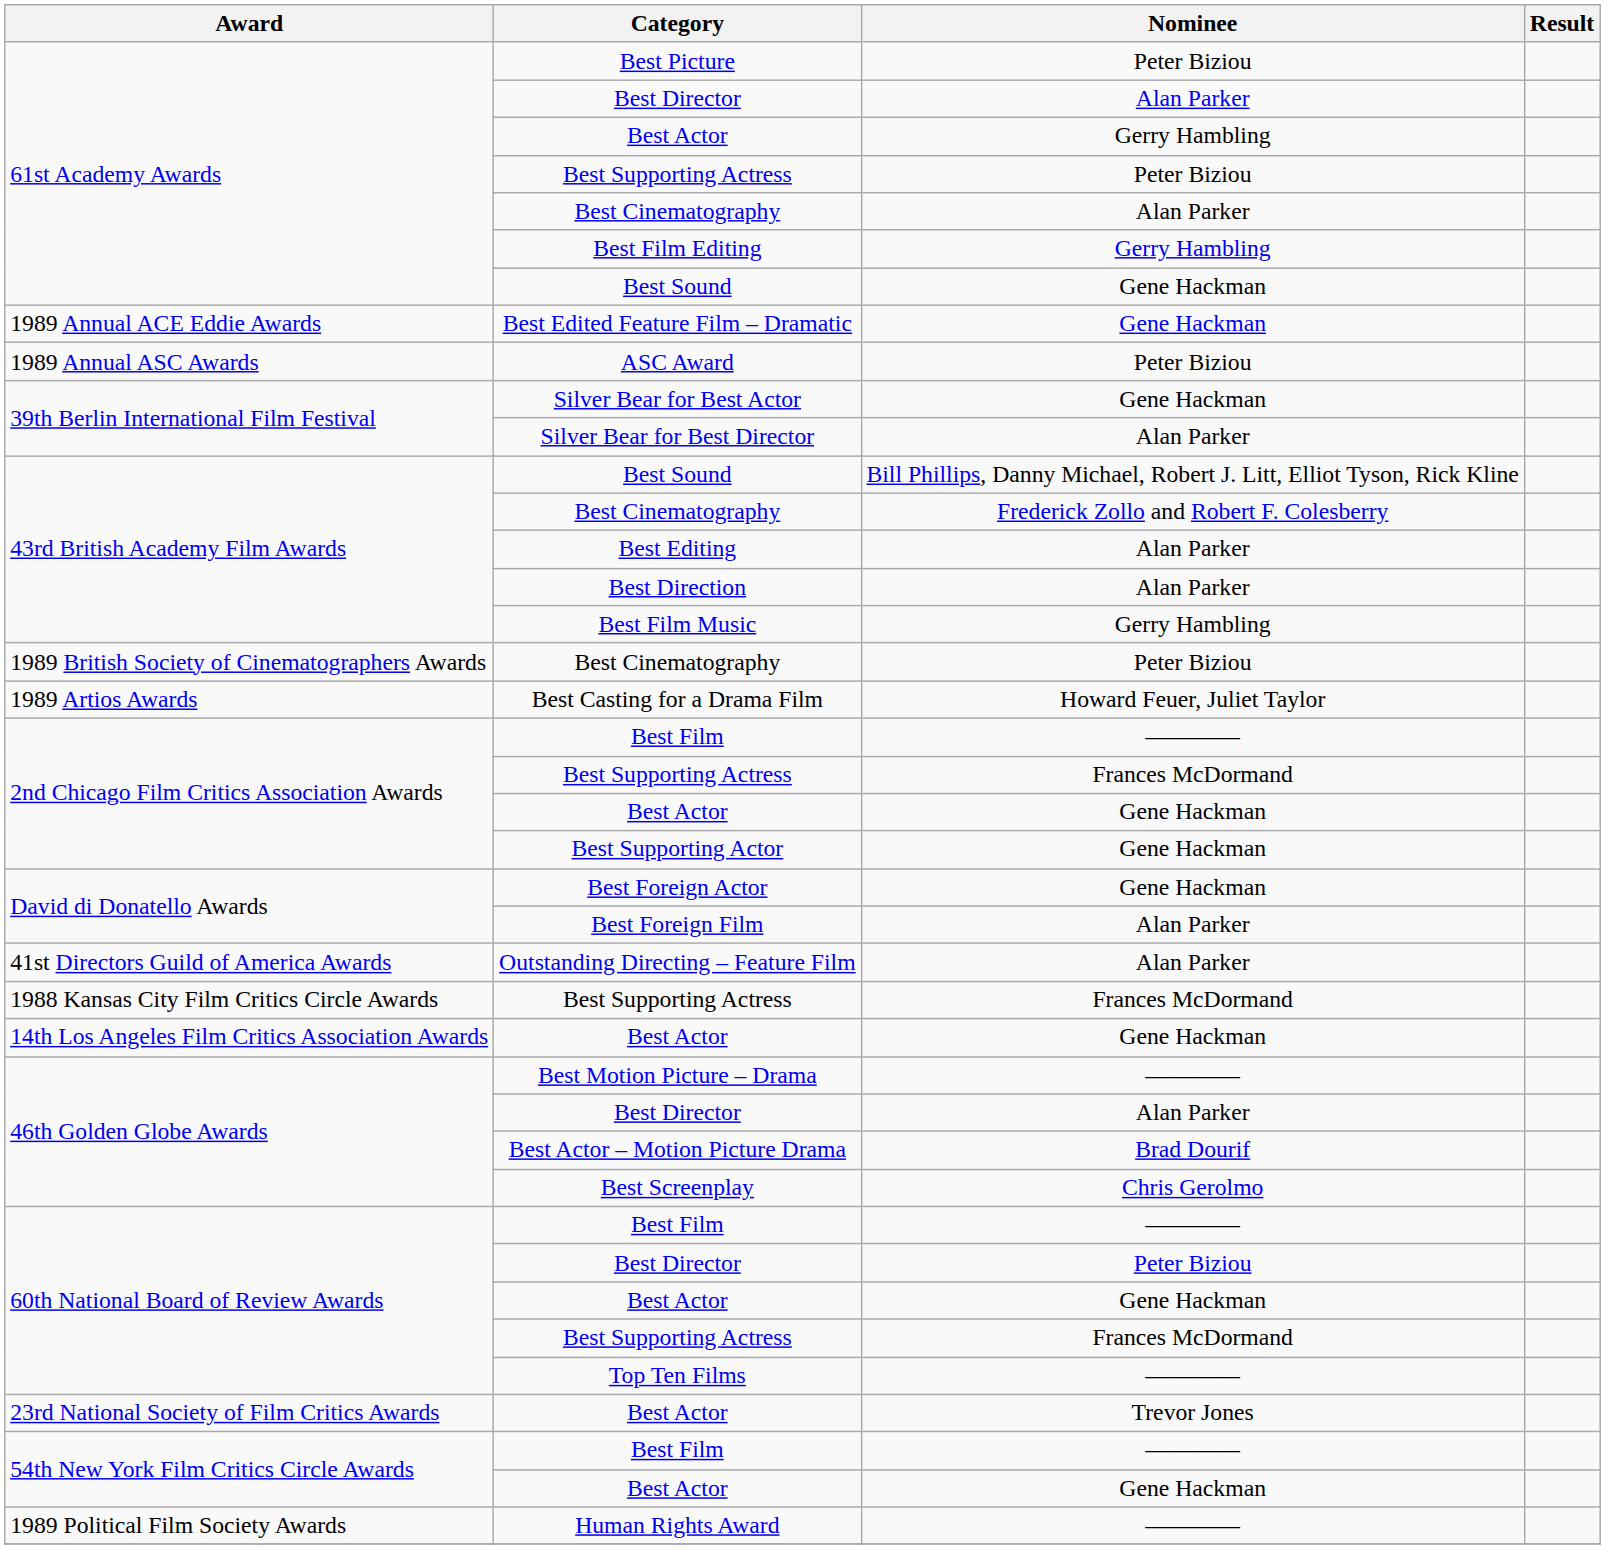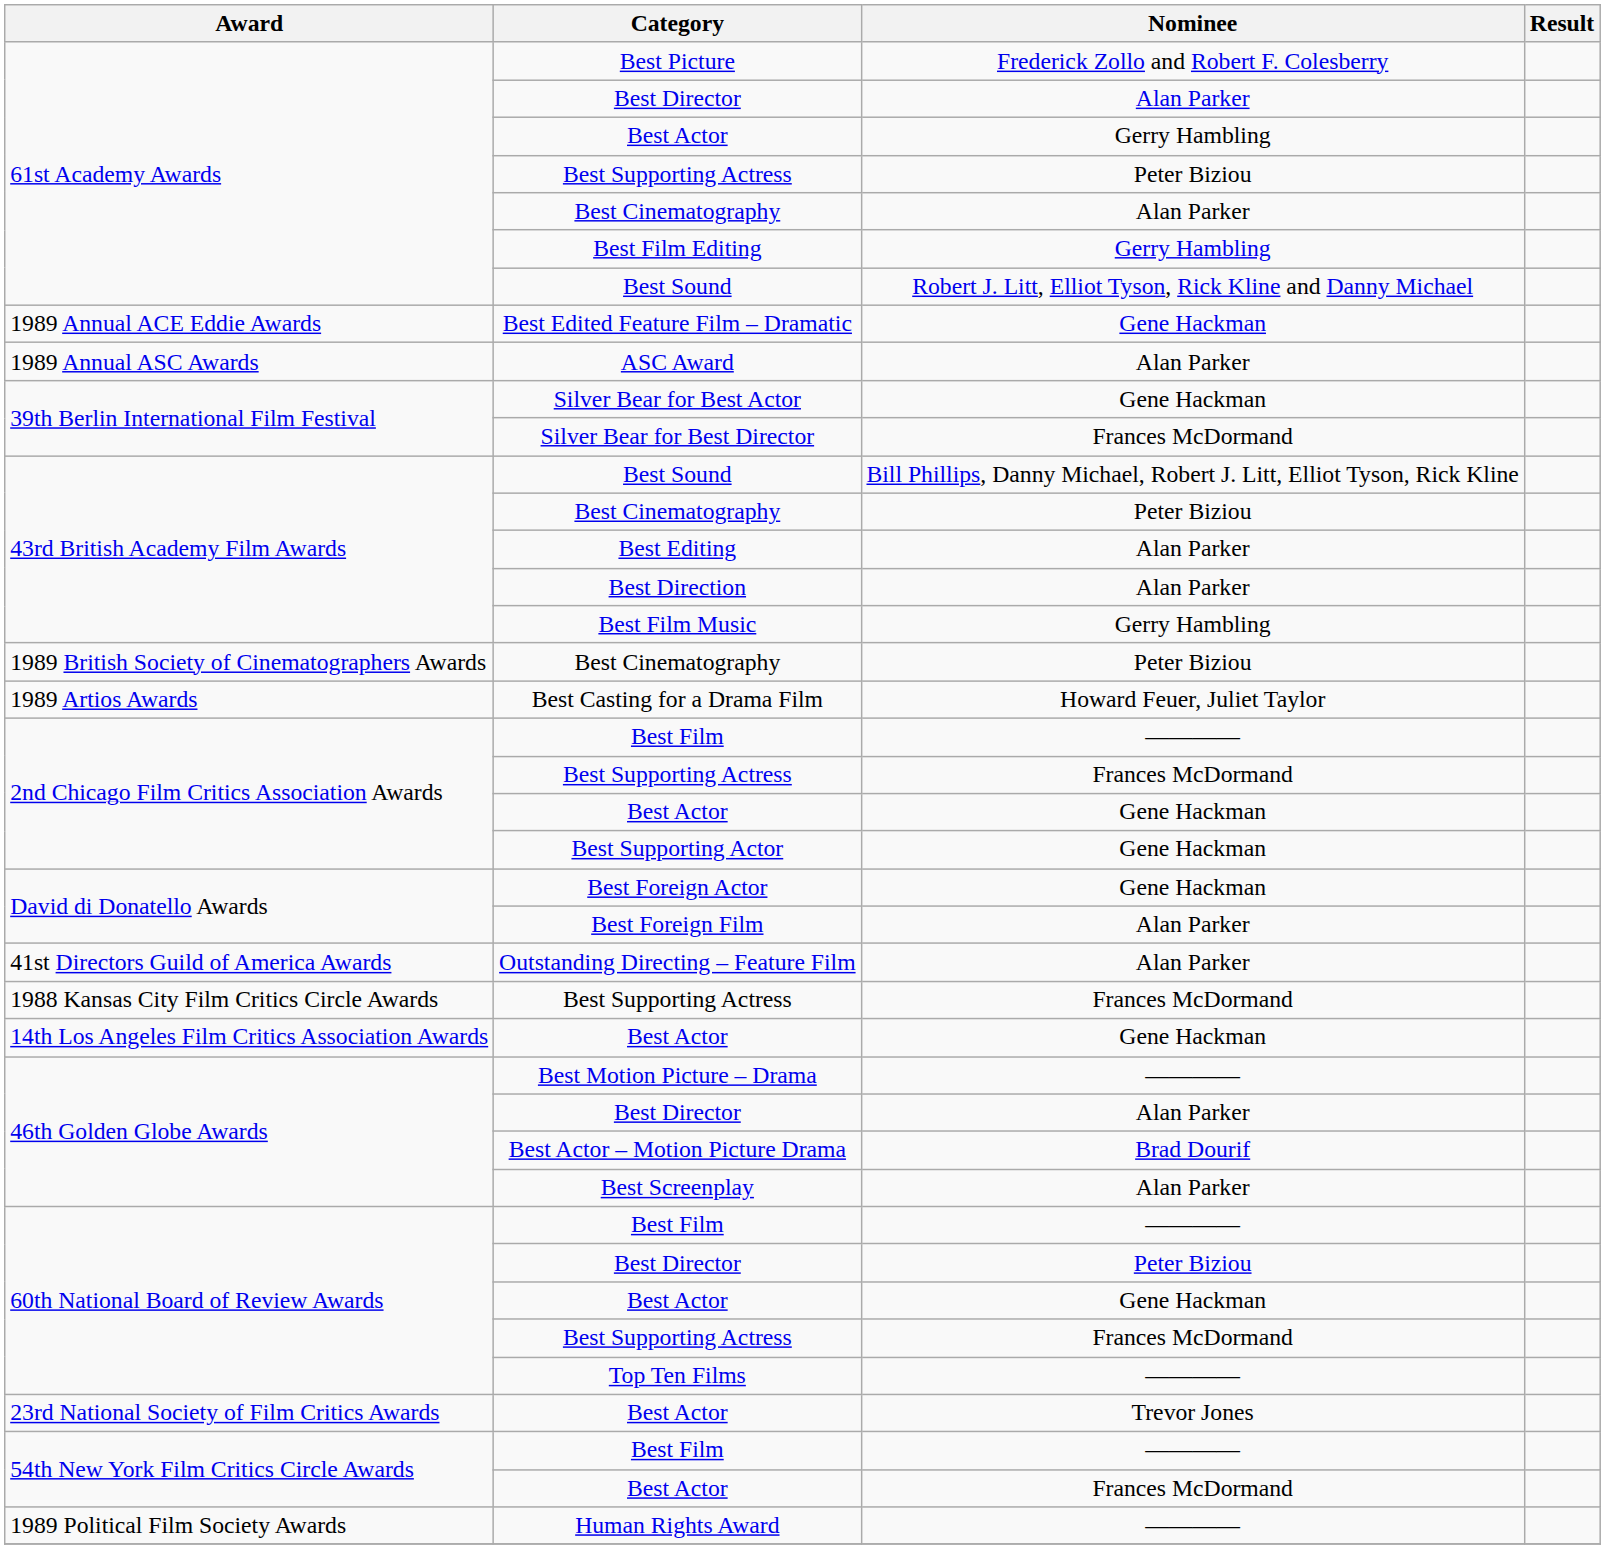(1193, 60) Peter Biziou -> (1193, 60) Frederick Zollo and Robert F. Colesberry
(1193, 286) Gene Hackman -> (1193, 286) Robert J. Litt, Elliot Tyson, Rick Kline and Danny Michael
(1193, 361) Peter Biziou -> (1193, 361) Alan Parker
(1193, 436) Alan Parker -> (1193, 436) Frances McDormand
(1193, 511) Frederick Zollo and Robert F. Colesberry -> (1193, 511) Peter Biziou
(1193, 1187) Chris Gerolmo -> (1193, 1187) Alan Parker
(1193, 1487) Gene Hackman -> (1193, 1487) Frances McDormand
